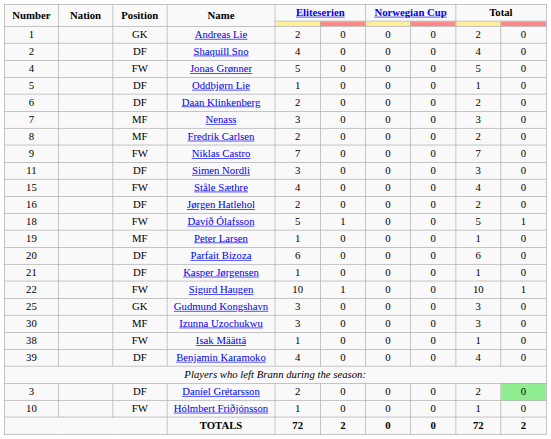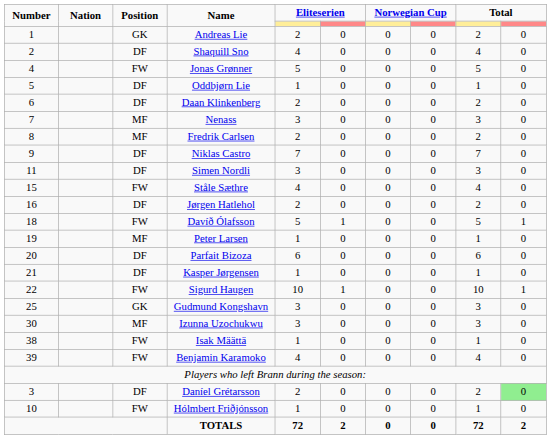(140, 153) FW -> (140, 153) DF
(140, 357) DF -> (140, 357) FW
